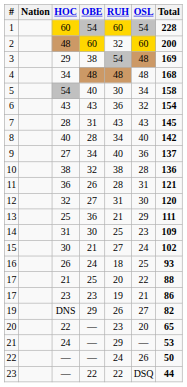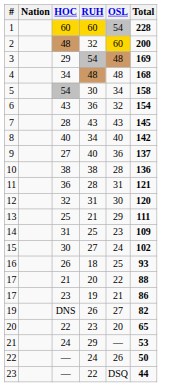- column: (92, 12)
